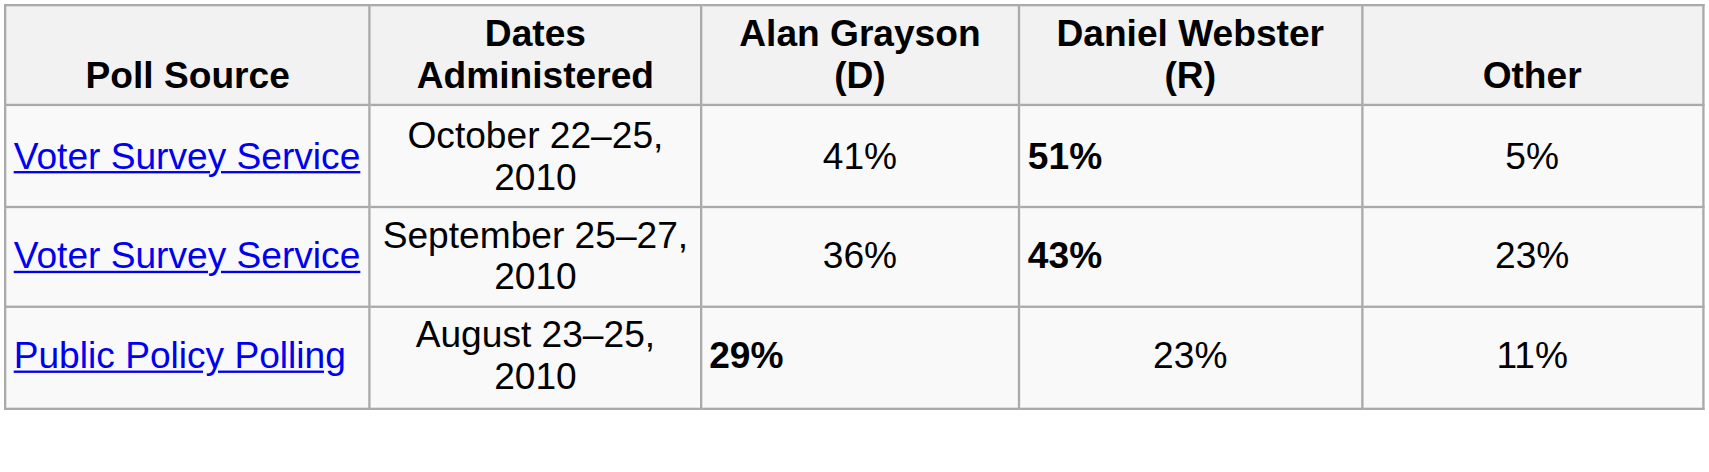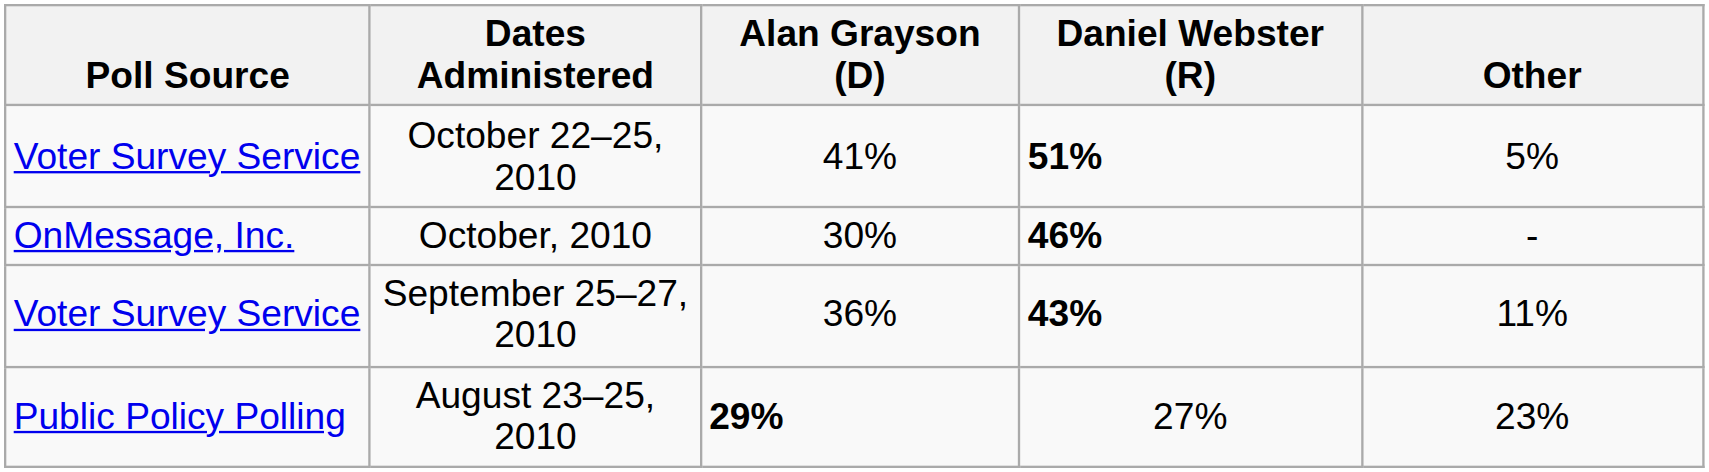+ row: (535, 235)
(1532, 256) 23% -> (1532, 314) 11%
(1190, 356) 23% -> (1190, 415) 27%
(1532, 356) 11% -> (1532, 415) 23%
